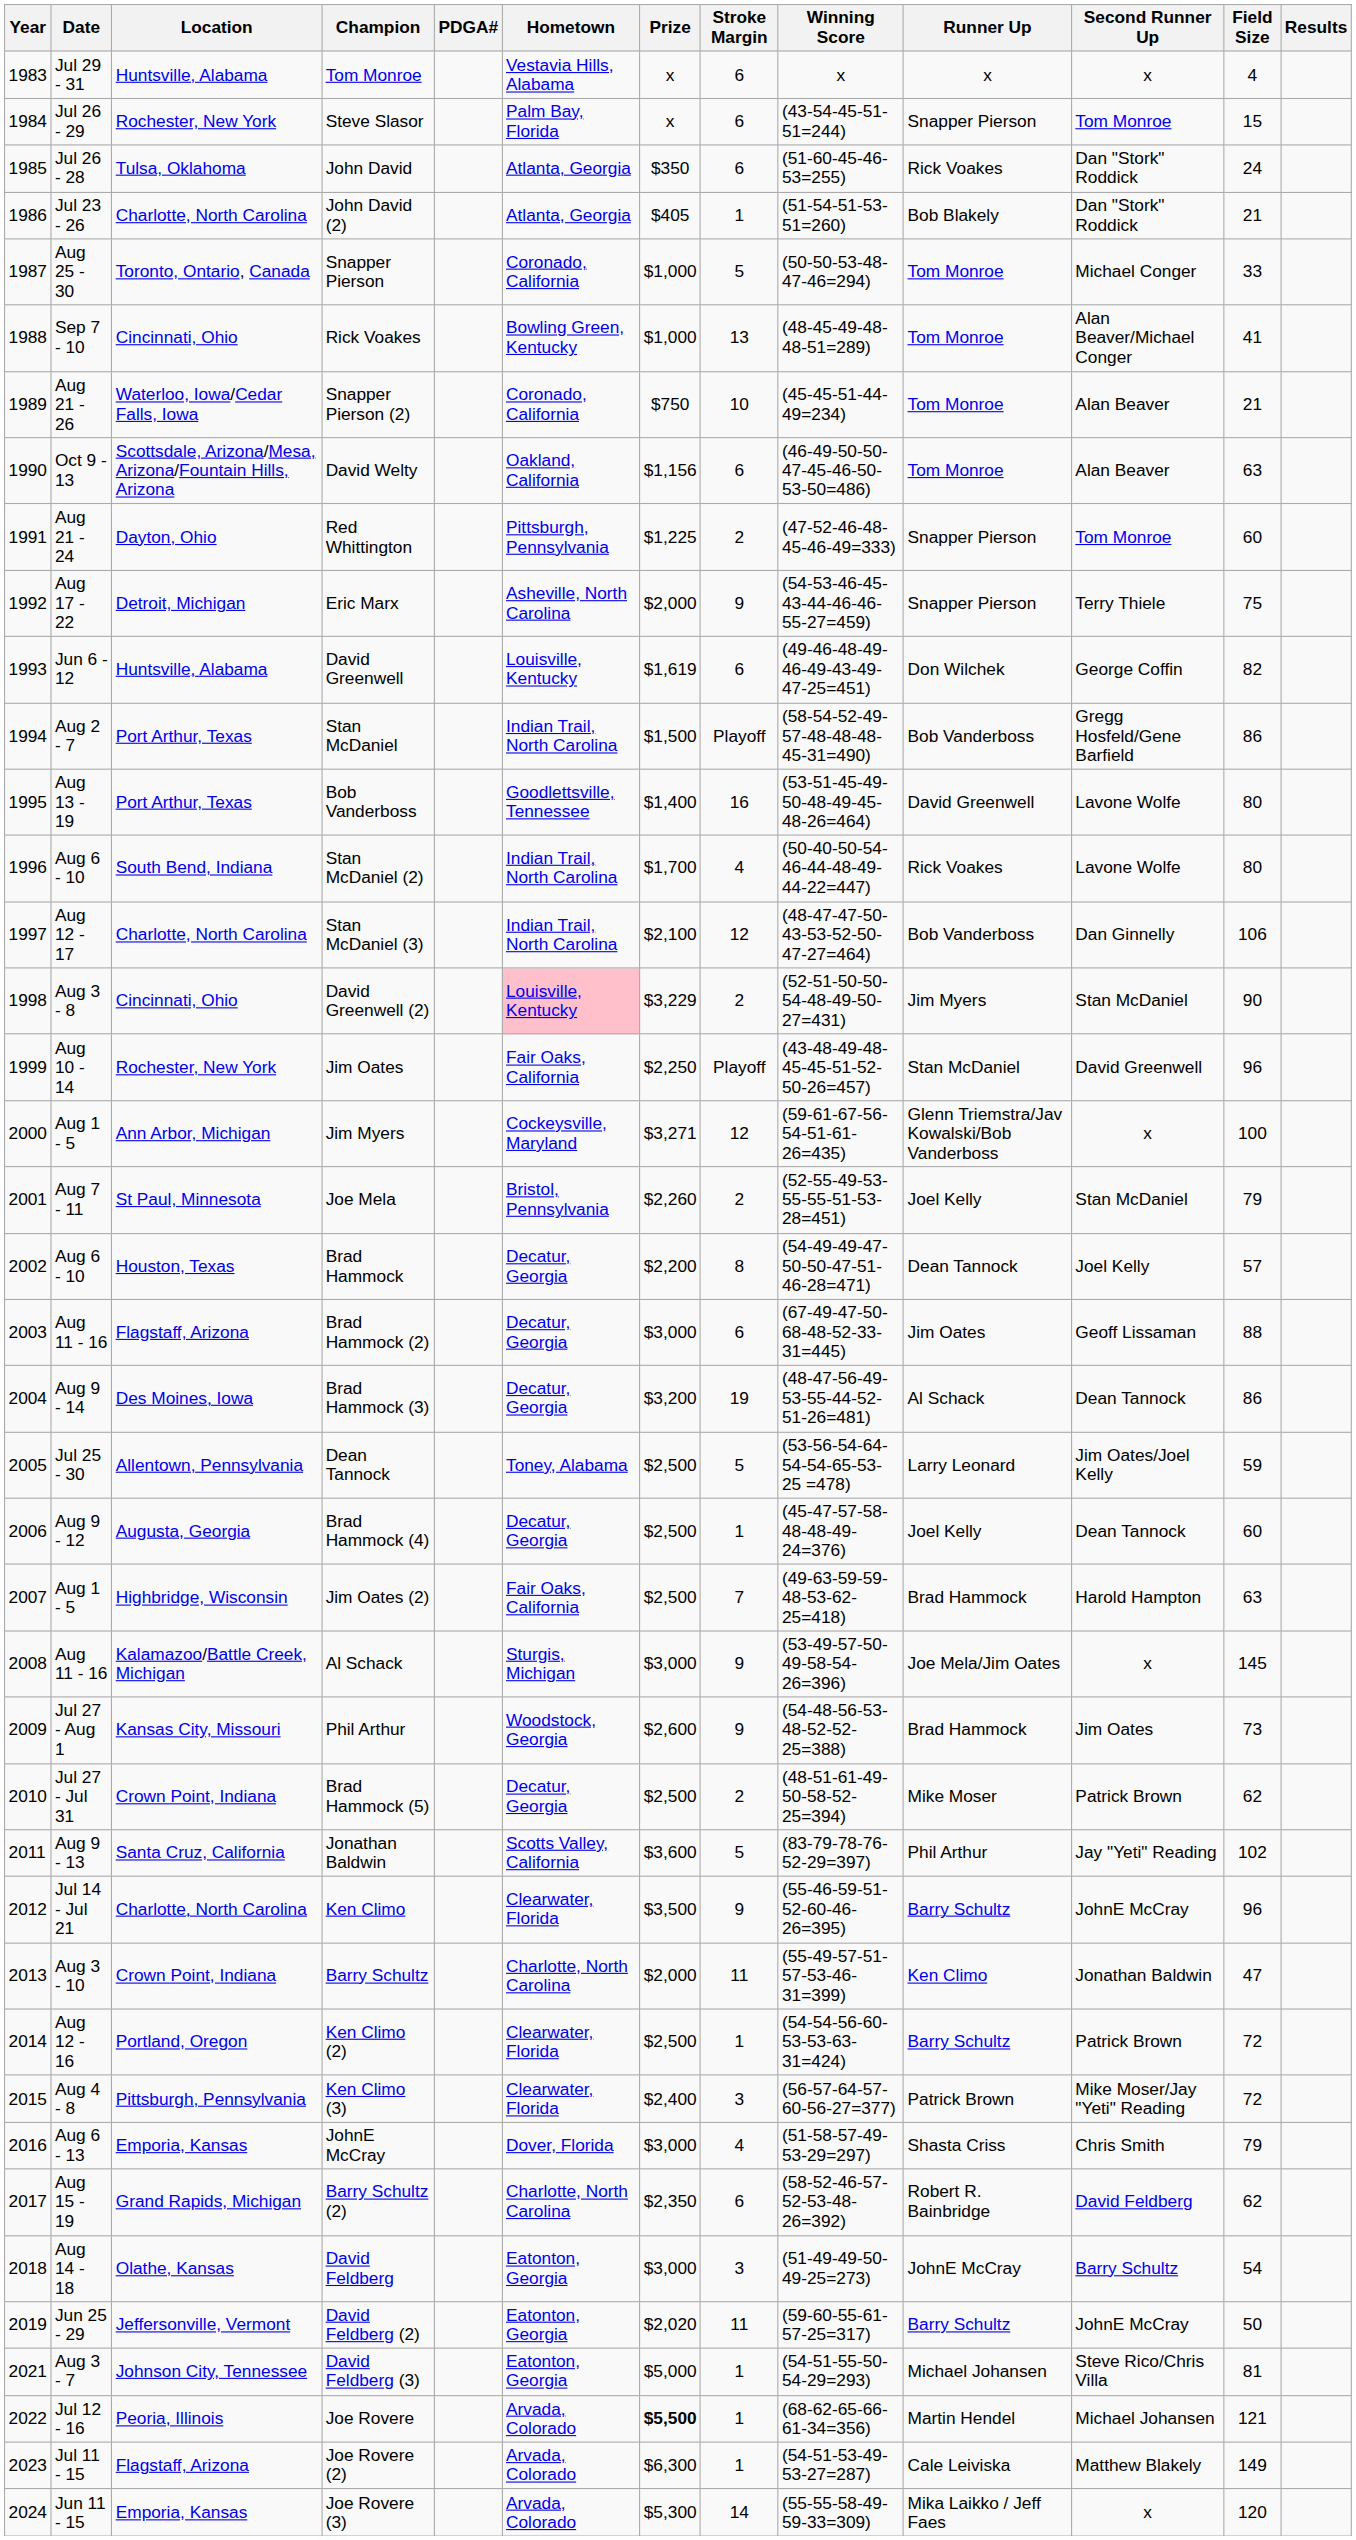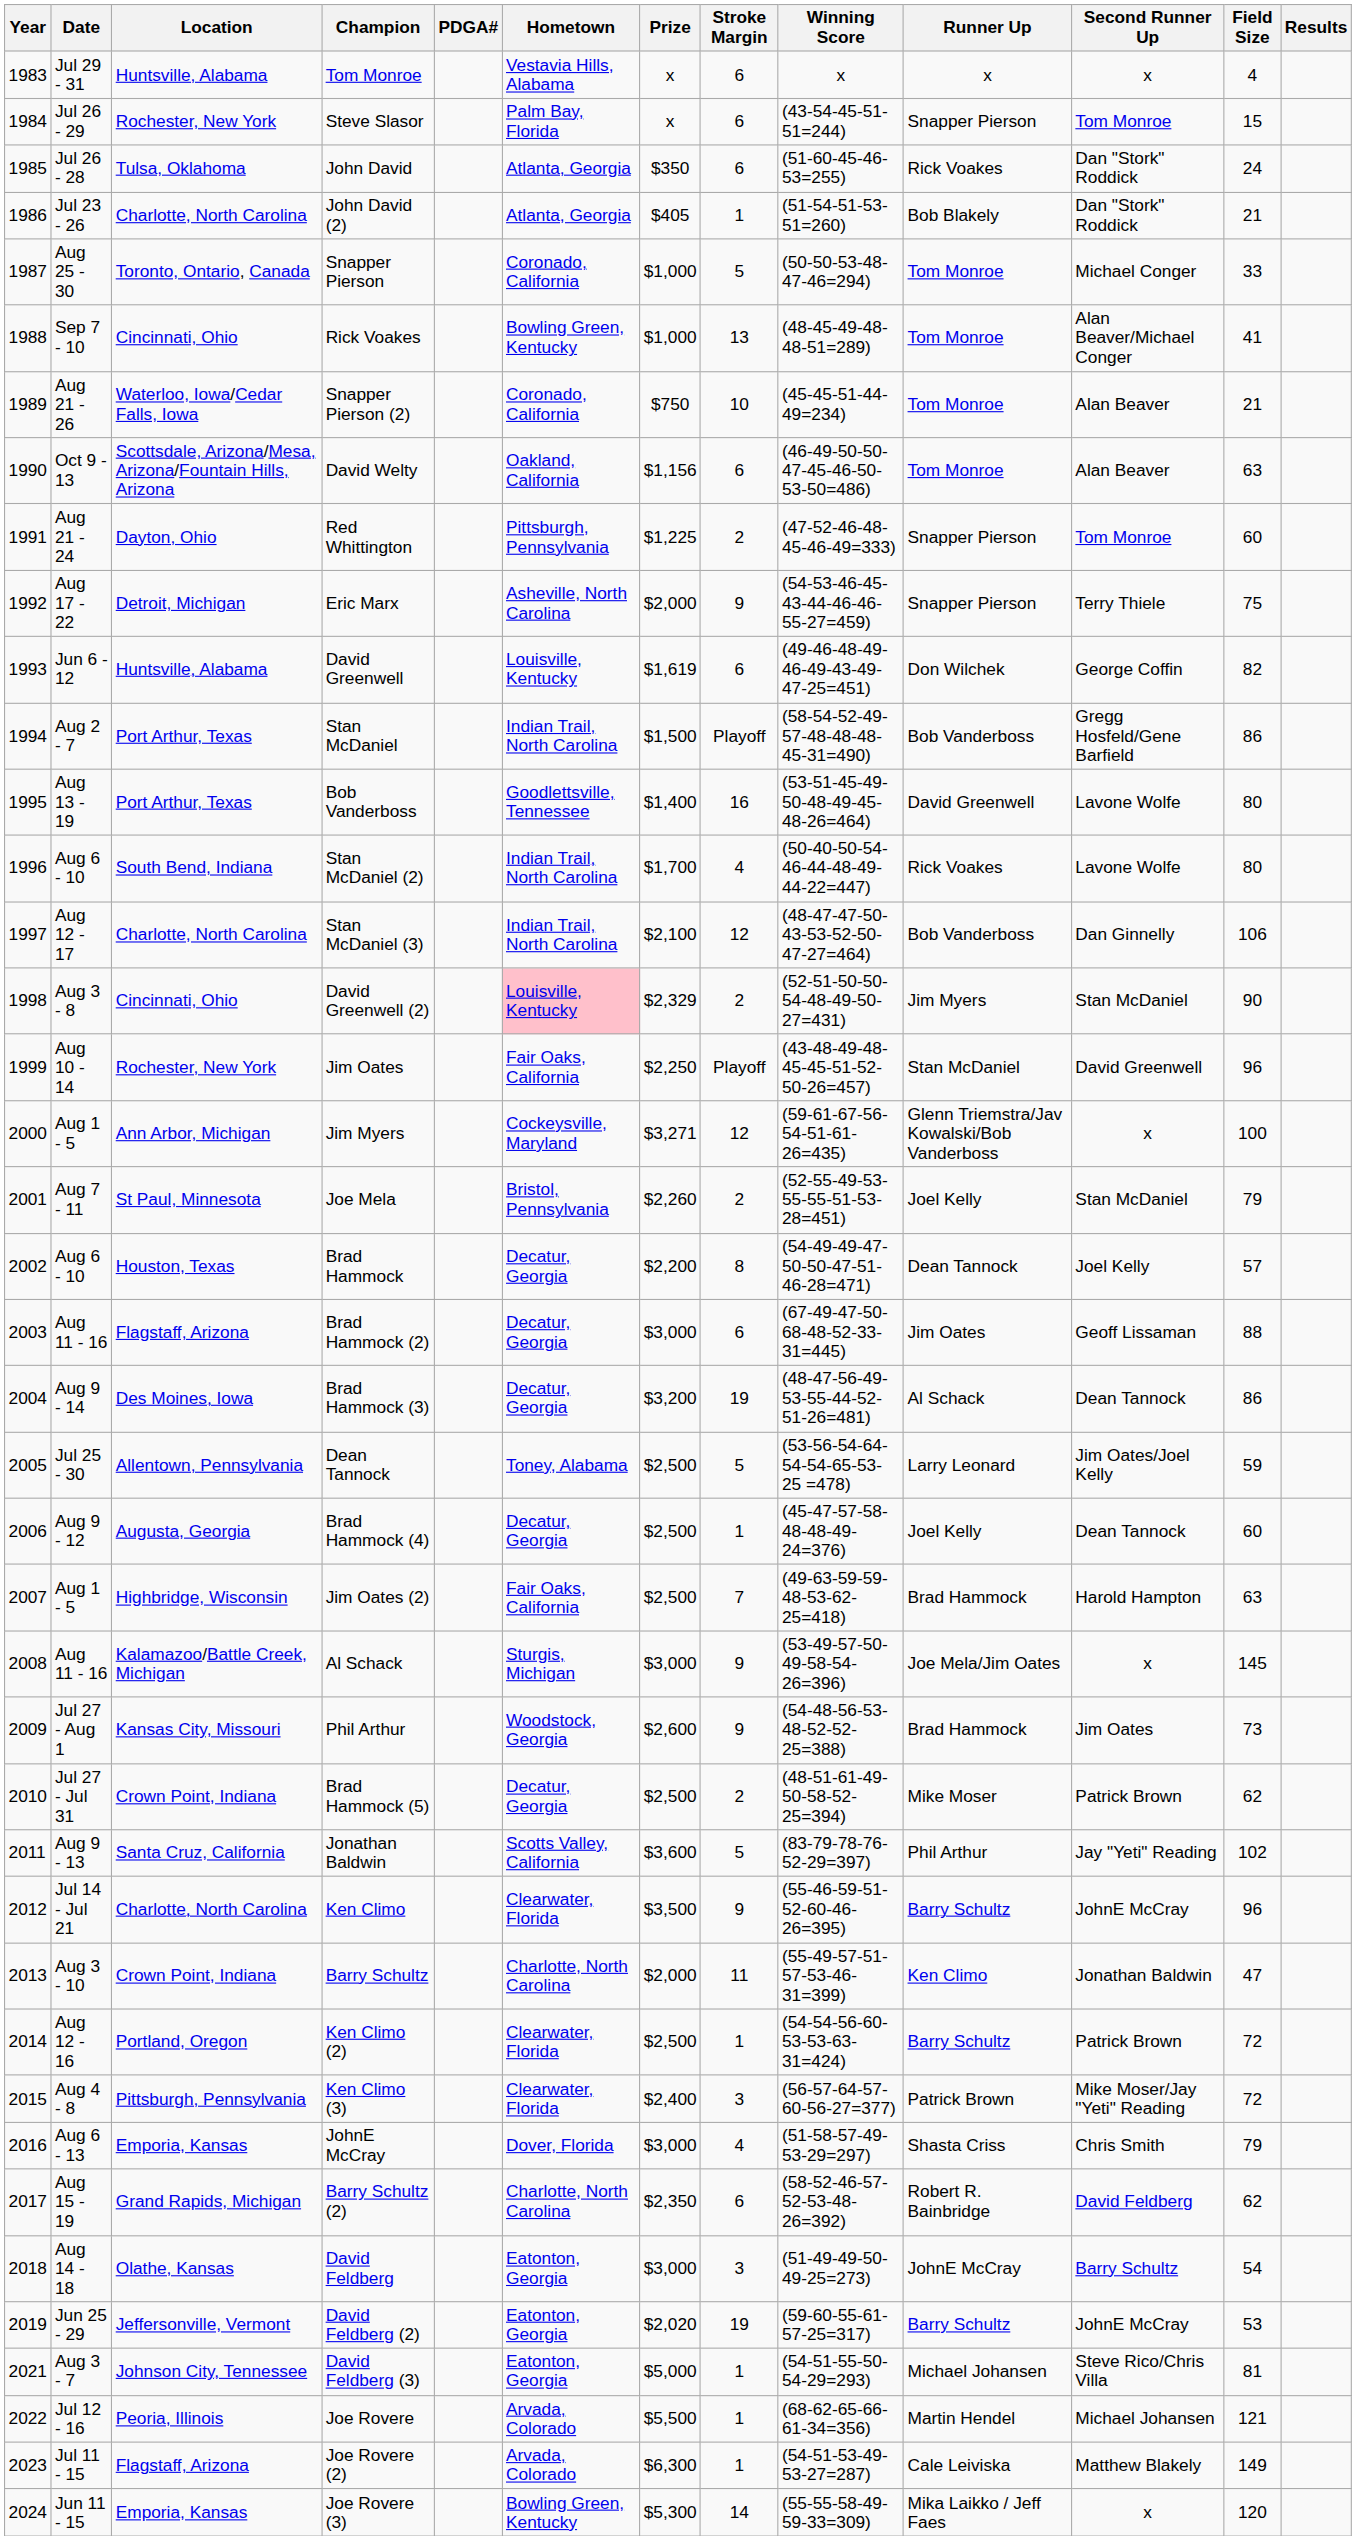(670, 1001) $3,229 -> (670, 1001) $2,329
(739, 2324) 11 -> (739, 2324) 19
(1252, 2324) 50 -> (1252, 2324) 53
(670, 2418) bold -> (670, 2418) normal
(541, 2512) Arvada, Colorado -> (565, 2512) Bowling Green, Kentucky
